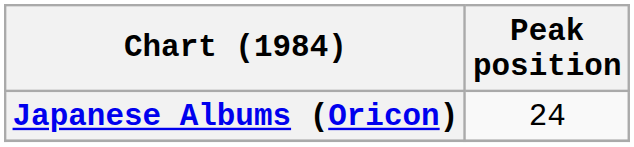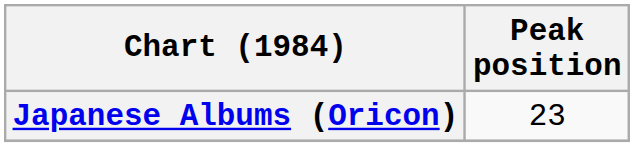(547, 117) 24 -> (547, 117) 23
